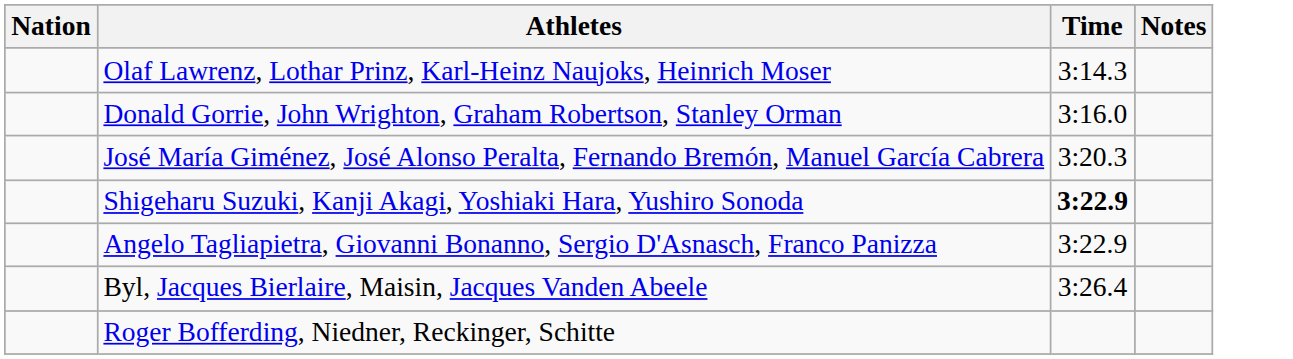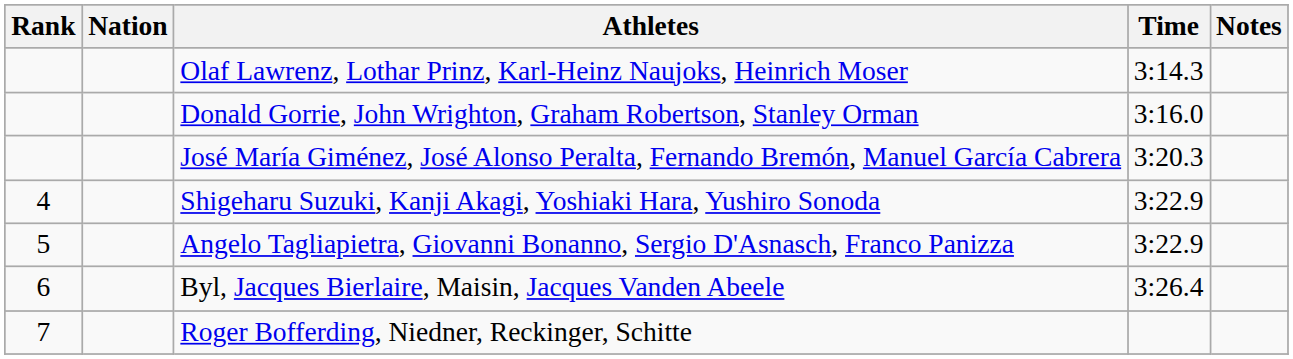+ column: (43, 26)
(1092, 200) bold -> (1169, 200) normal
